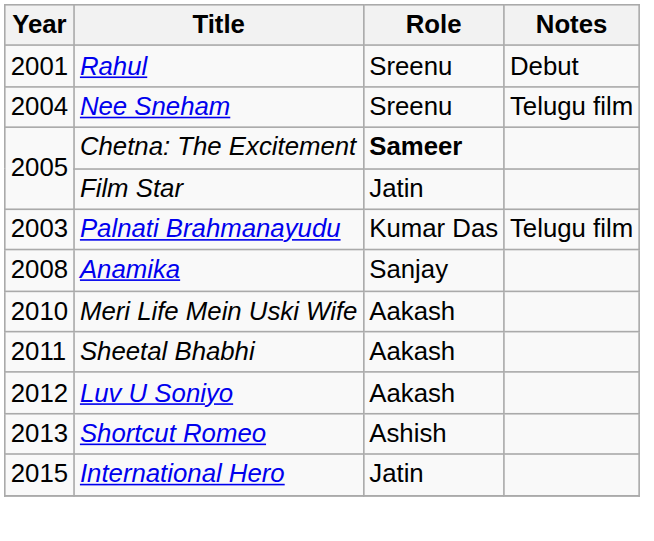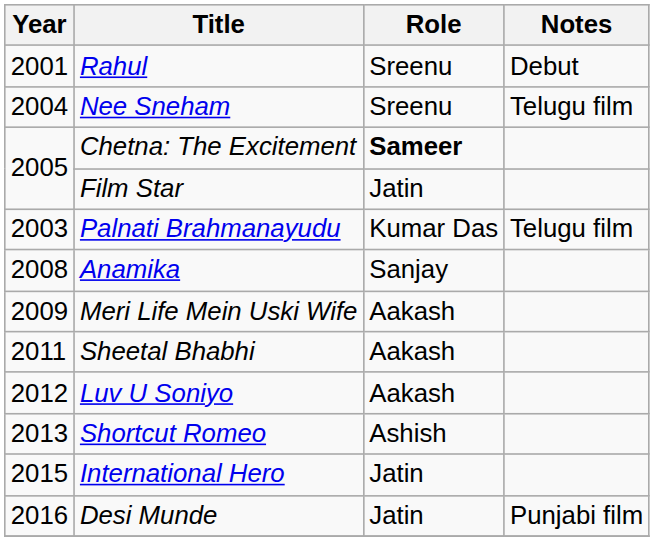(39, 310) 2010 -> (39, 310) 2009
+ row: (149, 515)
